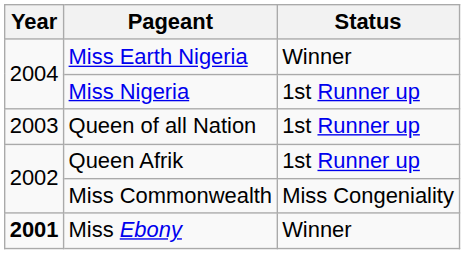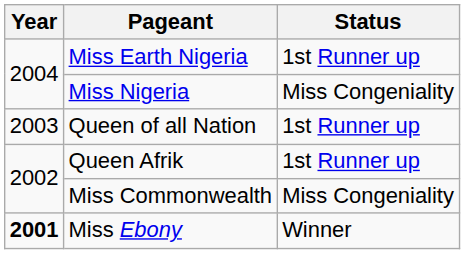(317, 56) Winner -> (351, 56) 1st Runner up
(351, 91) 1st Runner up -> (368, 91) Miss Congeniality
